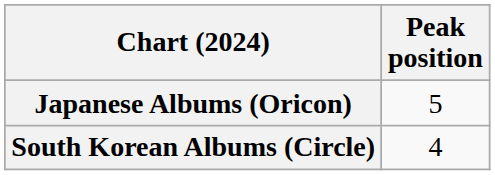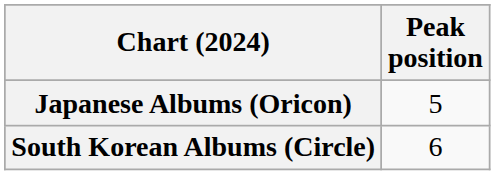(435, 147) 4 -> (435, 147) 6
